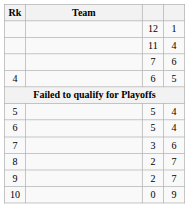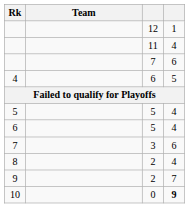(174, 161) 7 -> (174, 161) 4
(174, 194) normal -> (174, 194) bold
